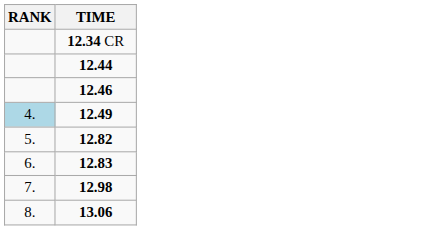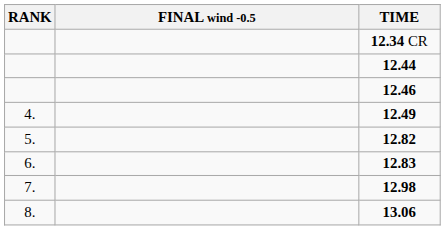+ column: (207, 17)
(30, 114) lightblue background -> (30, 114) no background
